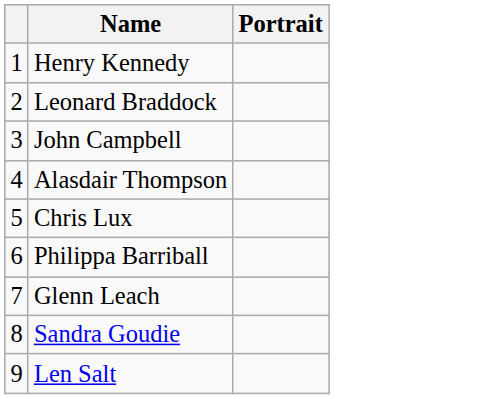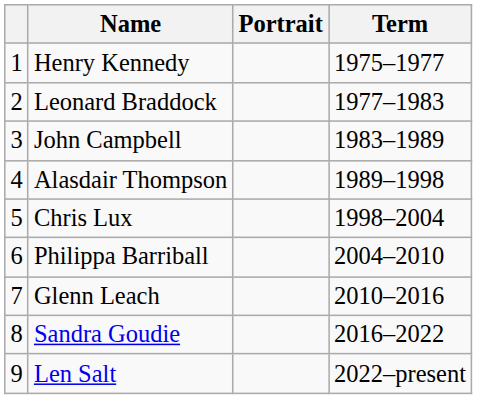+ column: (400, 23)
